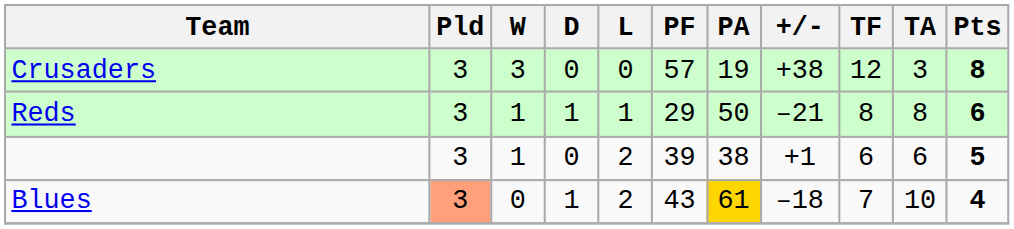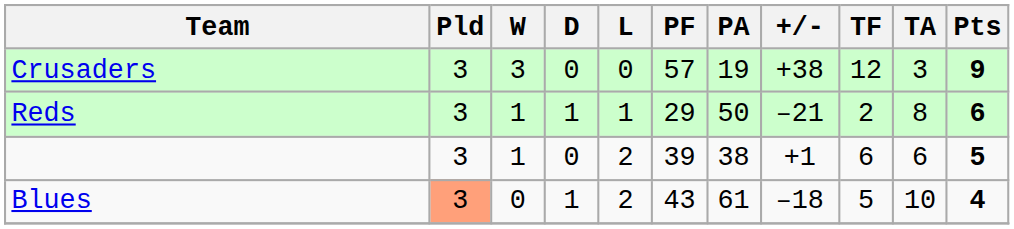(978, 70) 8 -> (978, 70) 9
(866, 114) 8 -> (866, 114) 2
(733, 201) gold background -> (733, 201) no background
(866, 201) 7 -> (866, 201) 5
